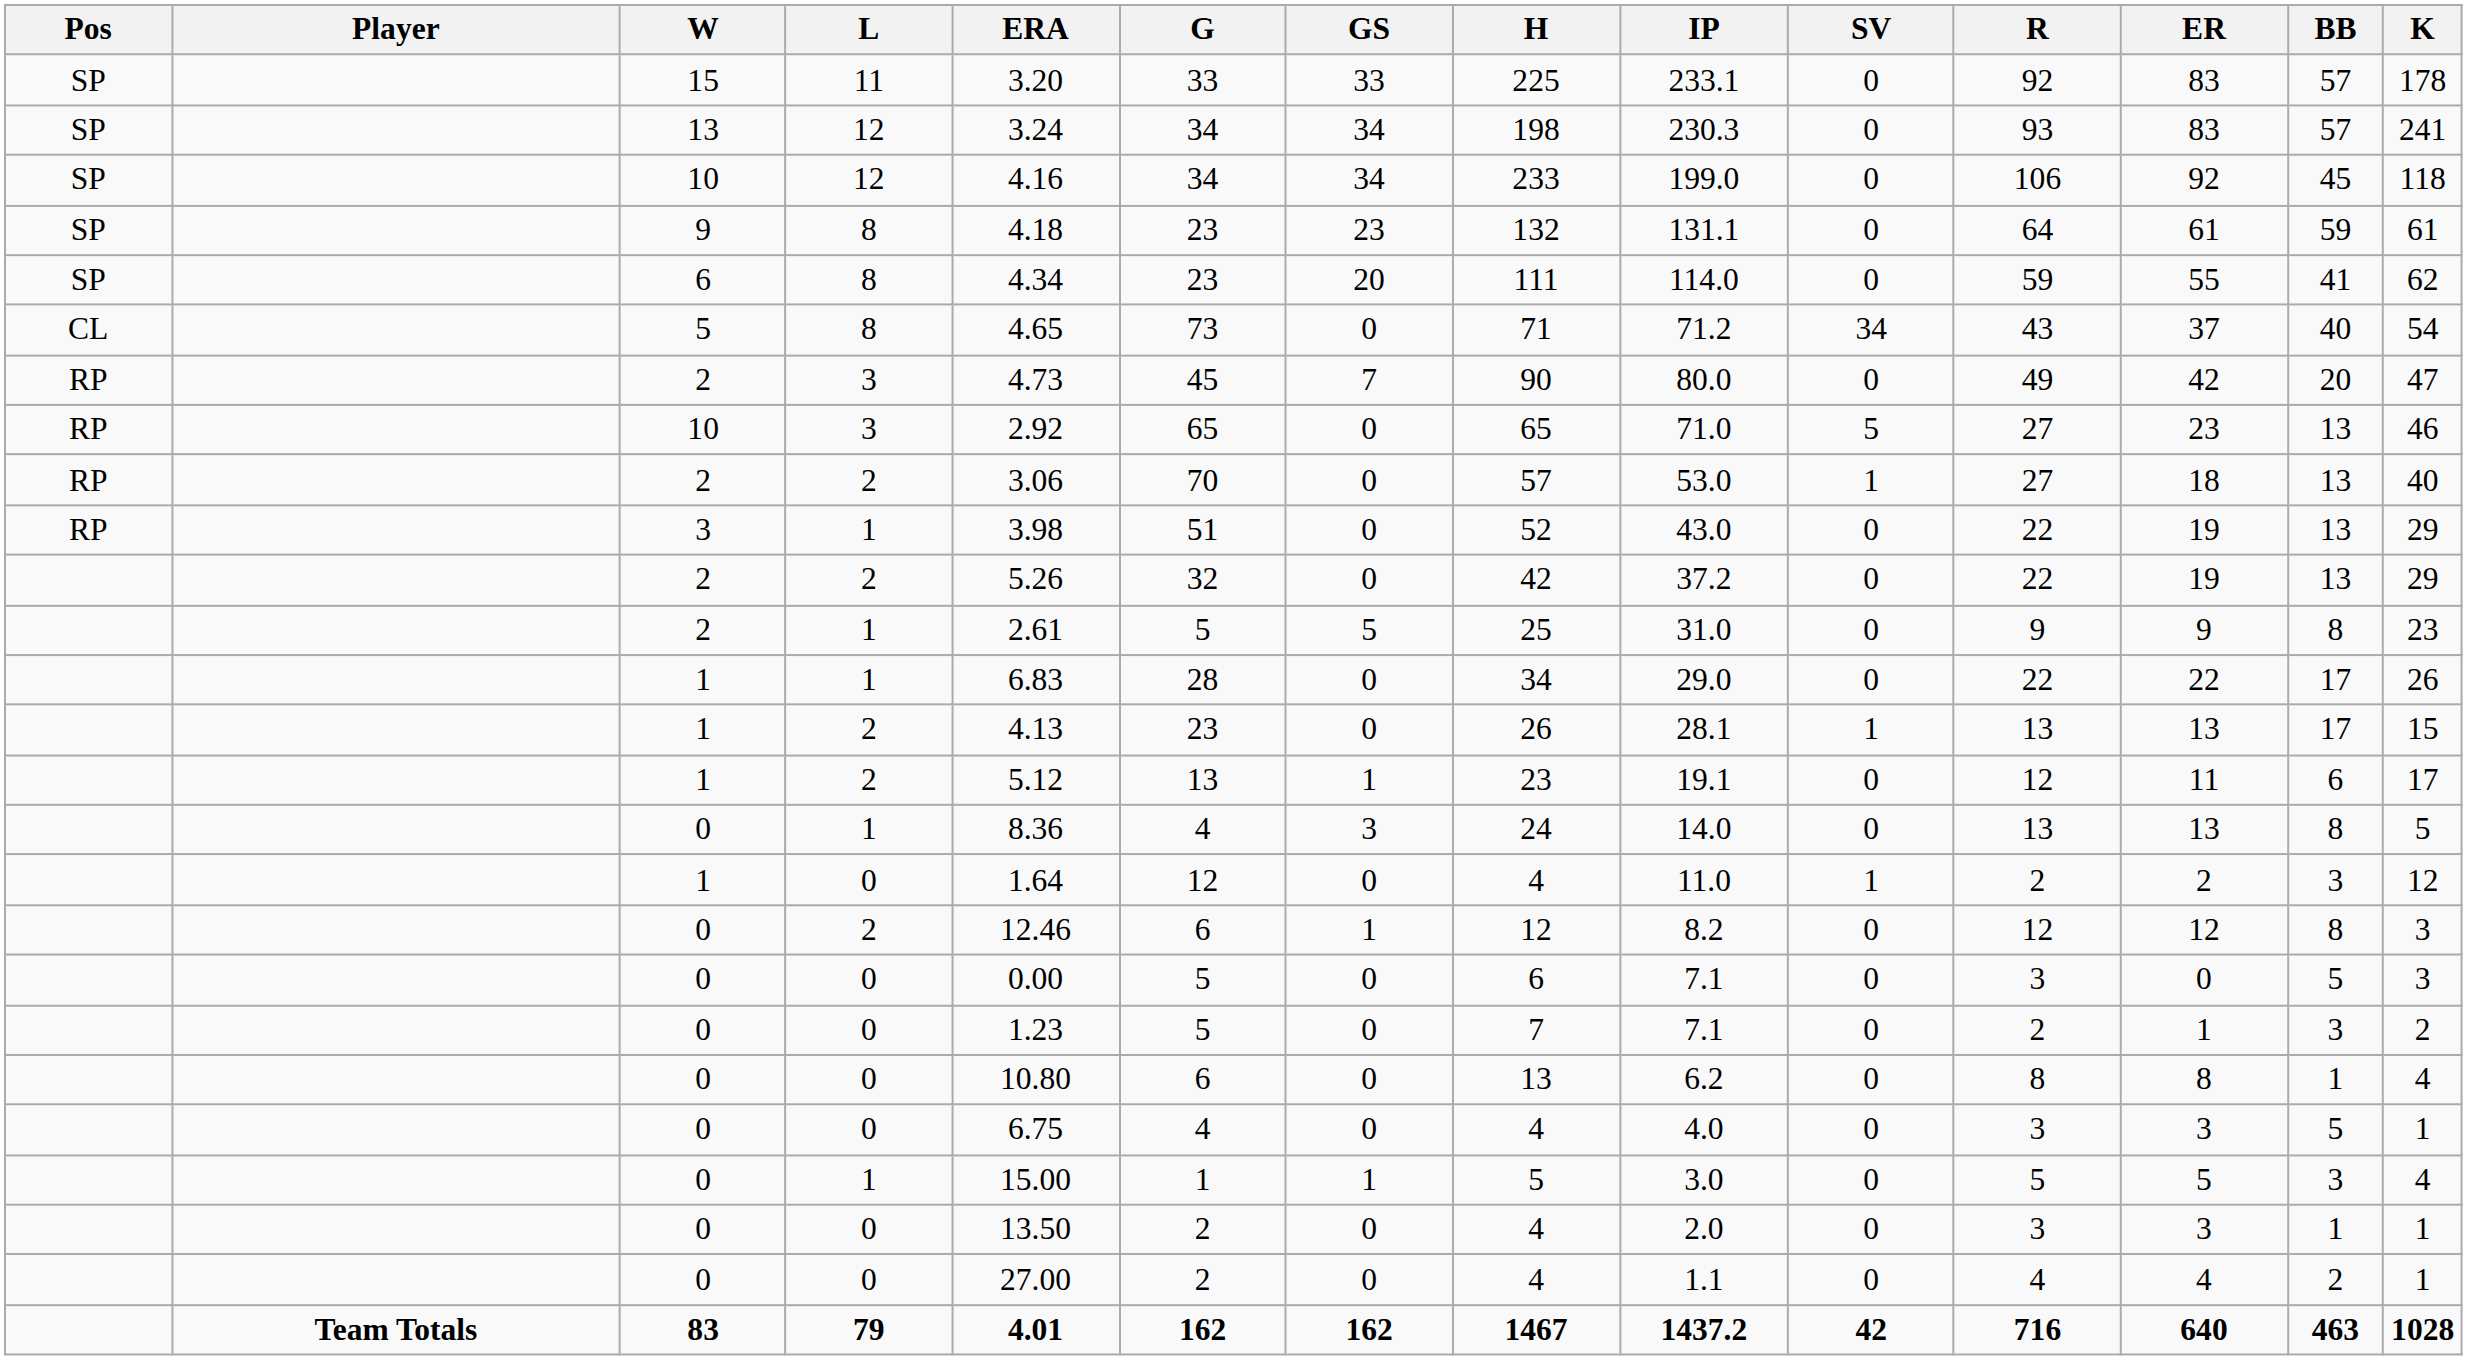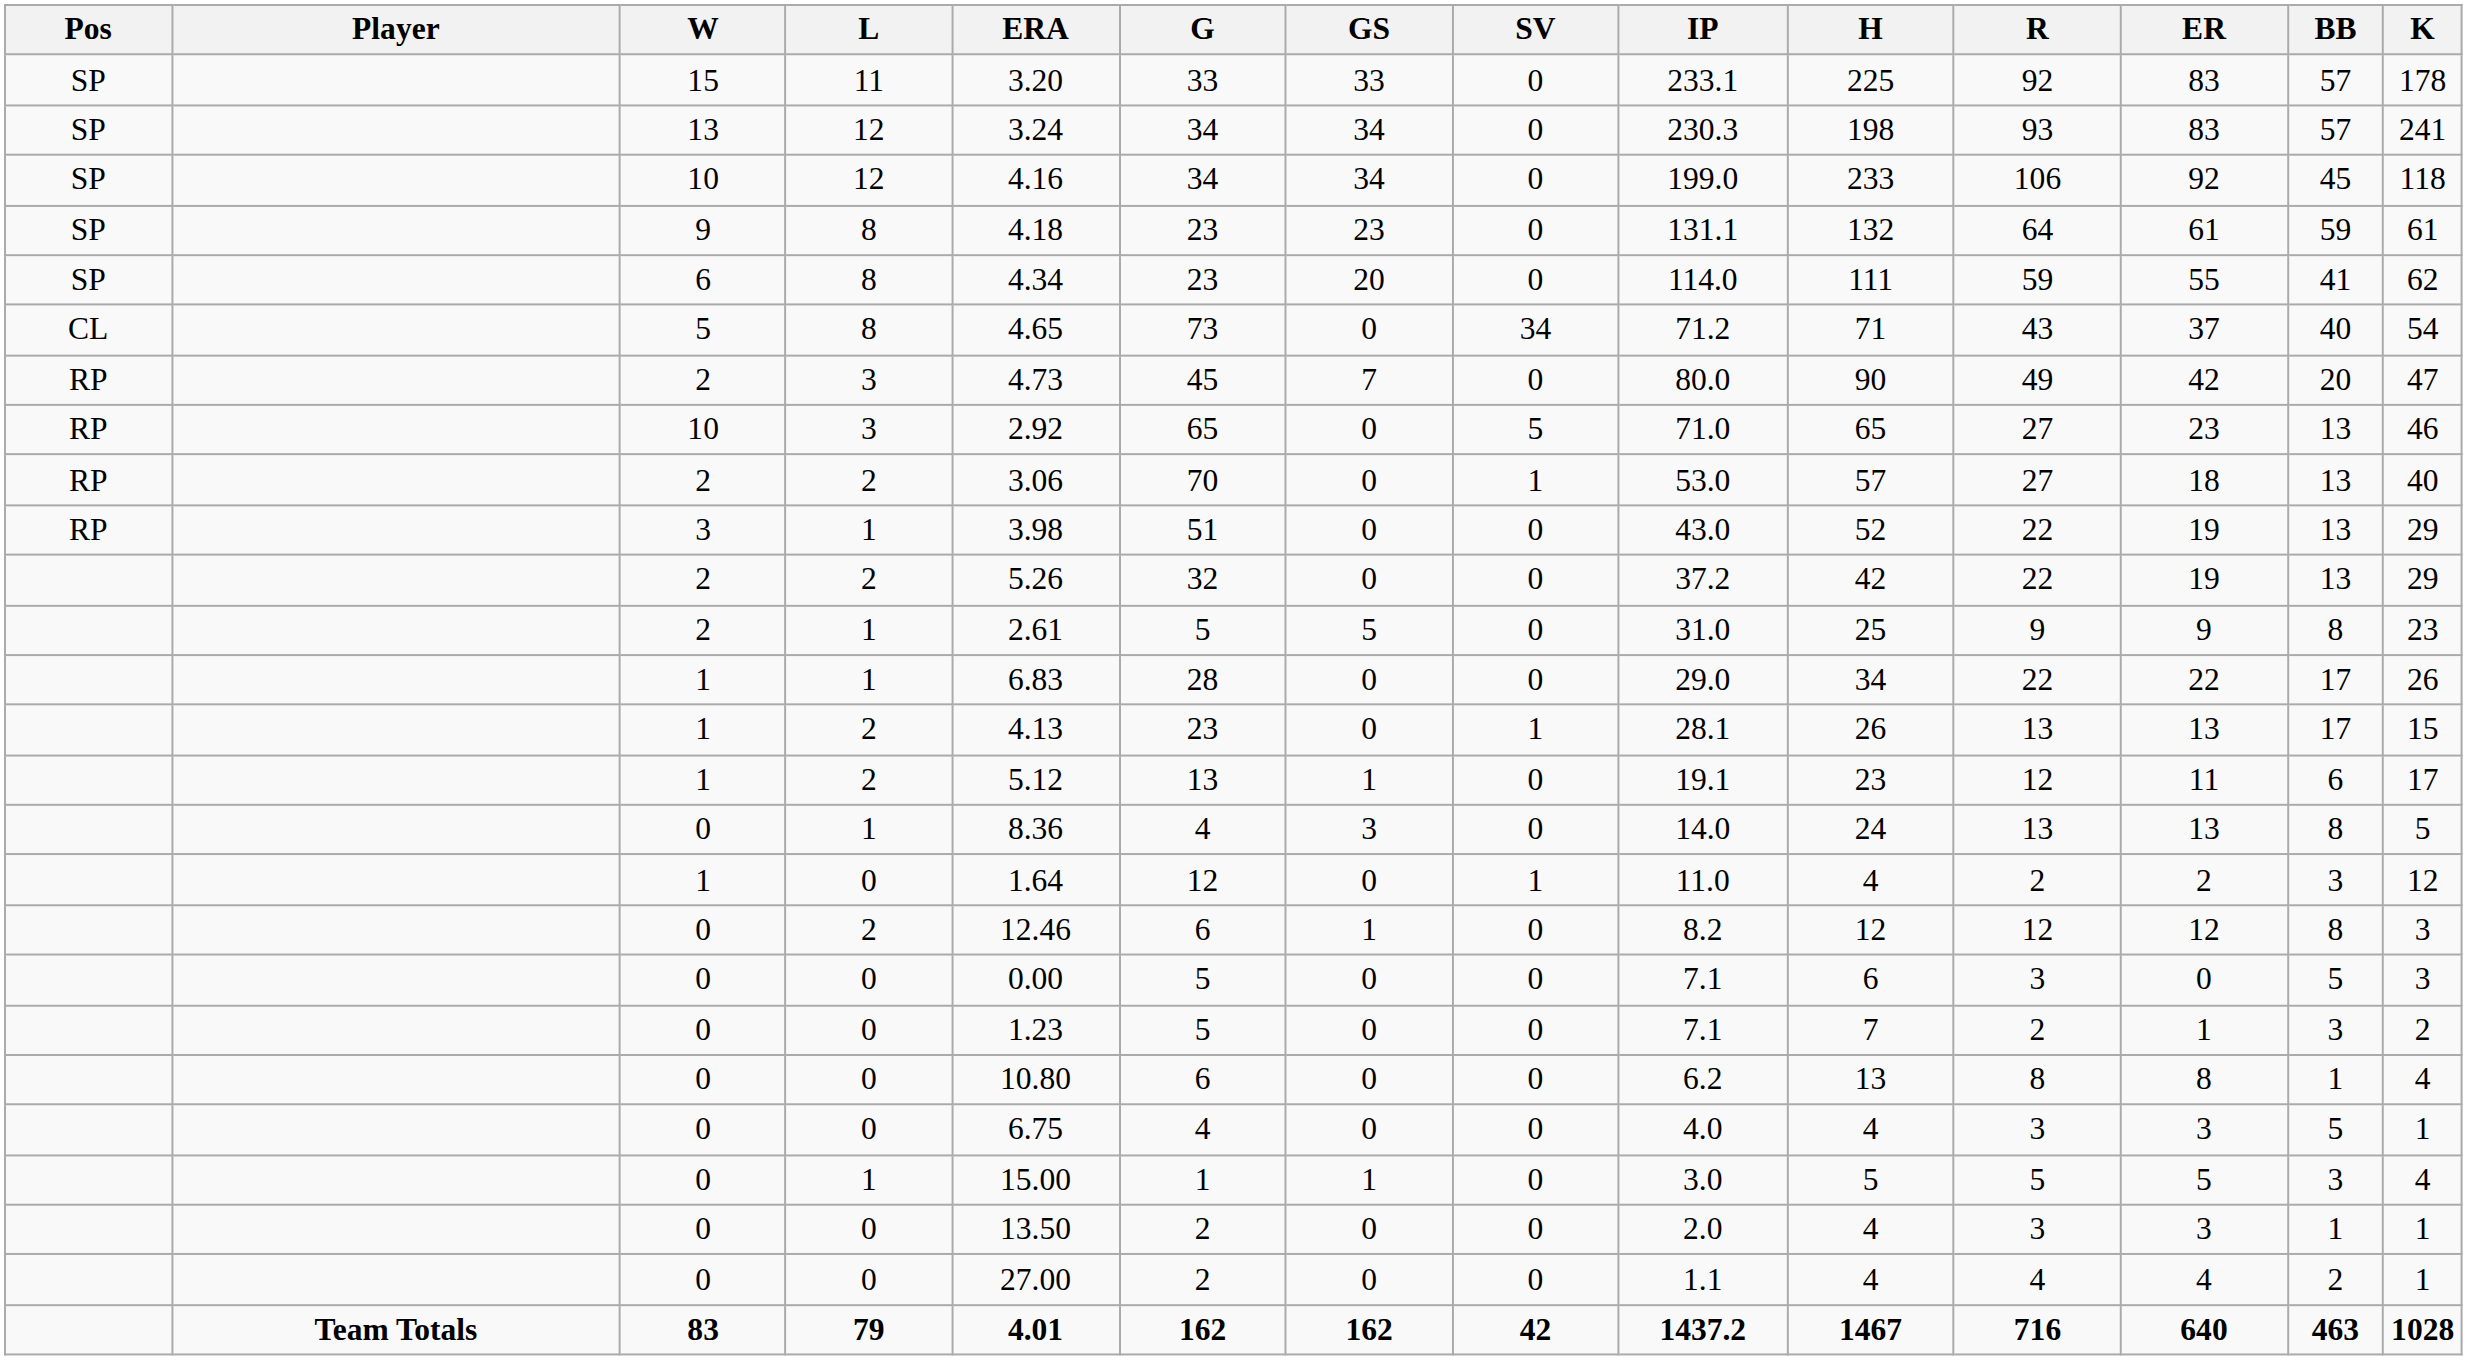columns swapped: (1871, 29) <-> (1536, 29)
